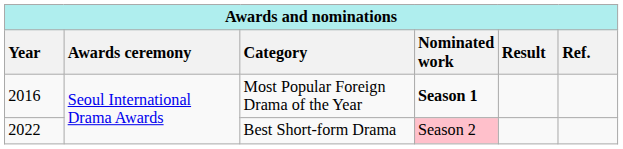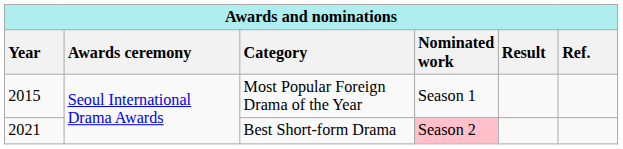(24, 95) 2016 -> (24, 95) 2015
(448, 95) bold -> (447, 95) normal
(24, 130) 2022 -> (24, 130) 2021
